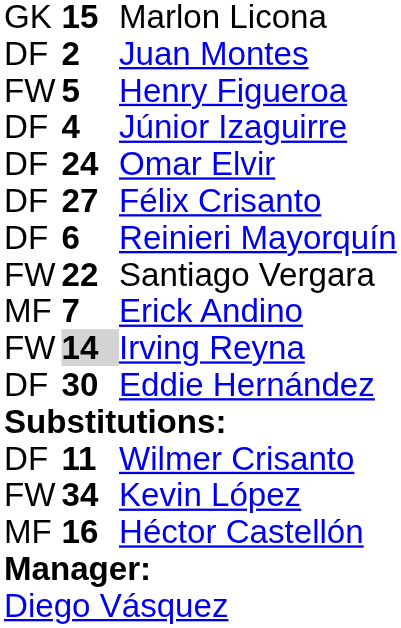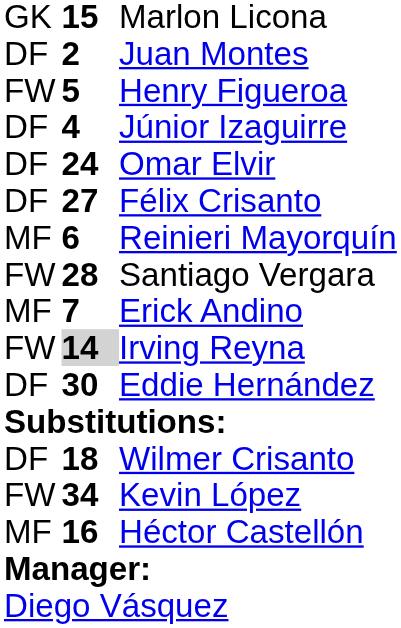(26, 237) DF -> (28, 237) MF
(80, 274) 22 -> (80, 274) 28
(79, 458) 11 -> (80, 458) 18
